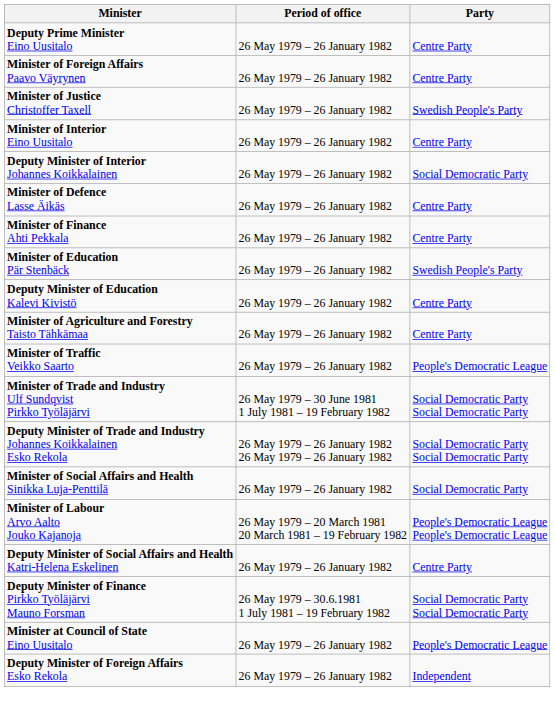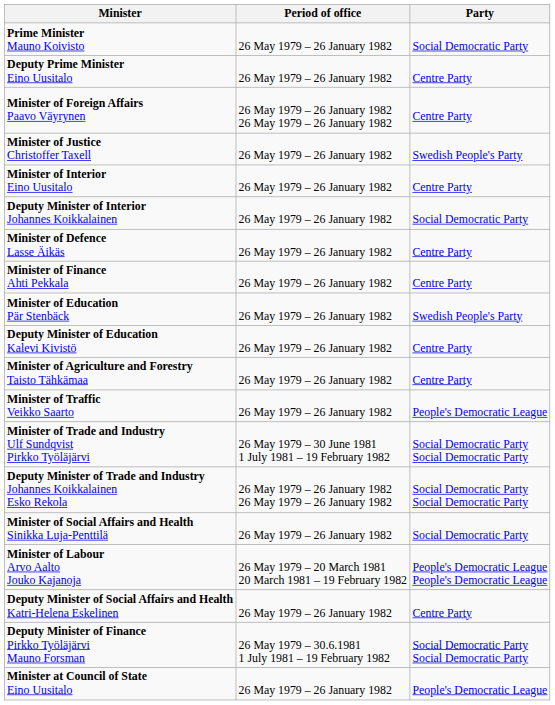+ row: (46, 39)
(315, 78) 26 May 1979 – 26 January 1982 -> (315, 116) 26 May 1979 – 26 January 1982 26 May 1979 – 26 January 1982
- row: (95, 670)
